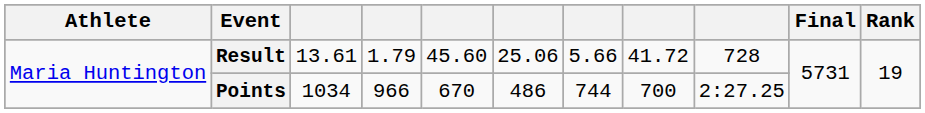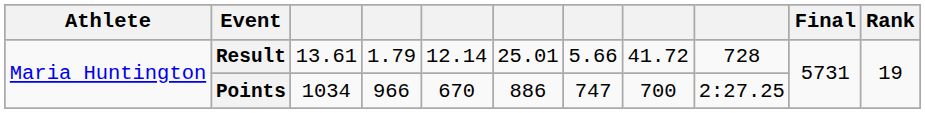(457, 56) 45.60 -> (457, 56) 12.14
(528, 56) 25.06 -> (528, 56) 25.01
(528, 91) 486 -> (528, 91) 886
(593, 91) 744 -> (593, 91) 747
